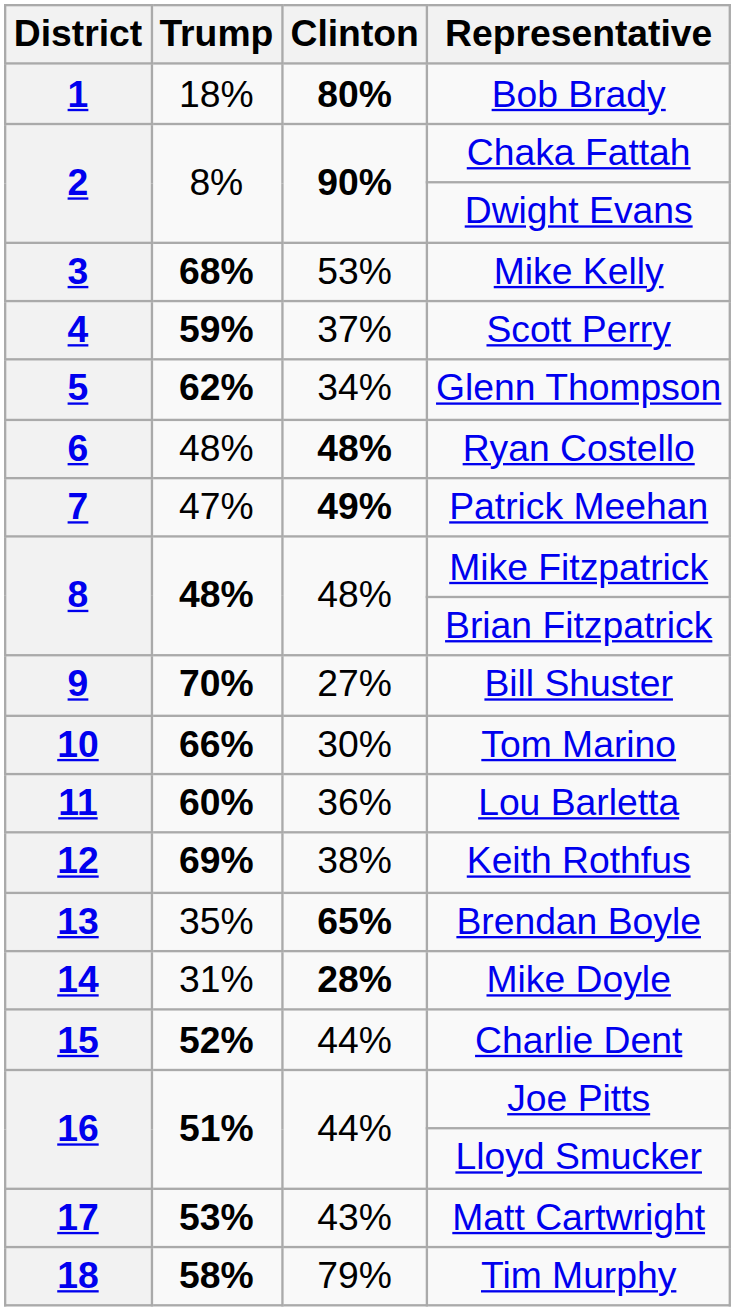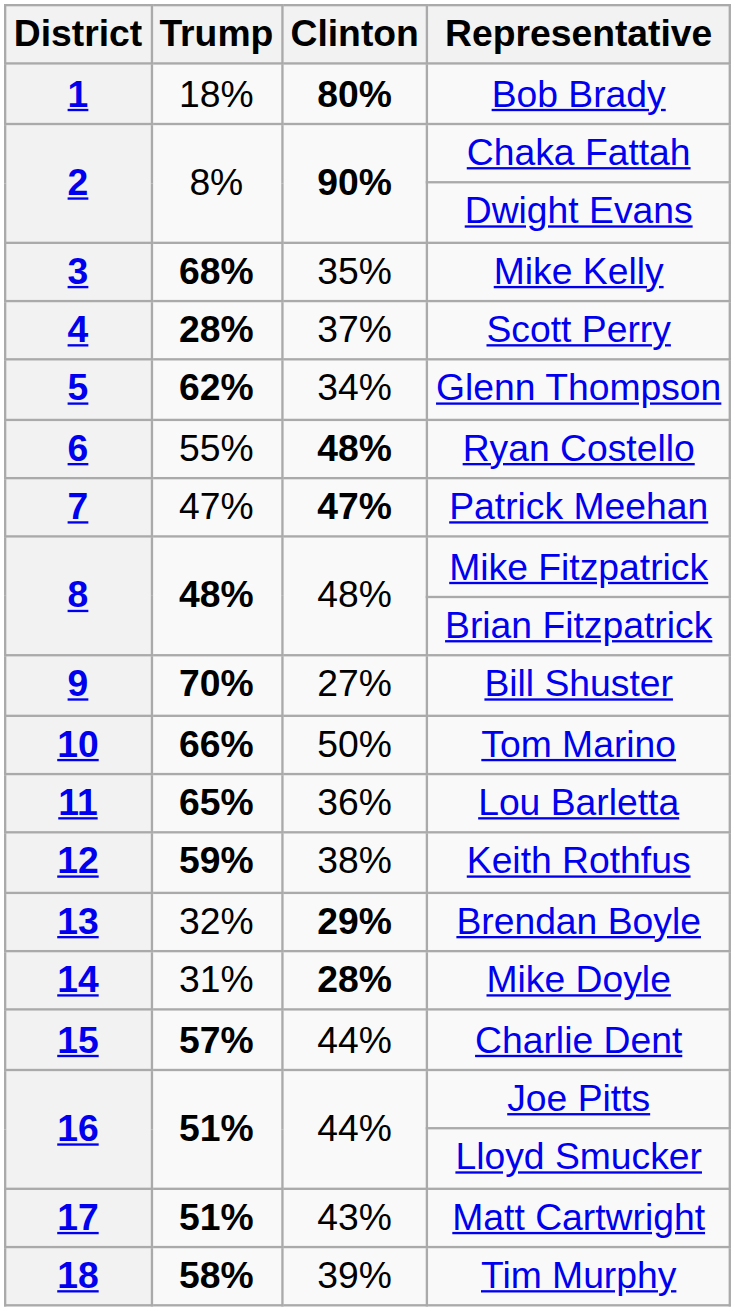(355, 270) 53% -> (355, 270) 35%
(216, 329) 59% -> (216, 329) 28%
(216, 447) 48% -> (216, 447) 55%
(355, 507) 49% -> (355, 507) 47%
(355, 743) 30% -> (355, 743) 50%
(216, 802) 60% -> (216, 802) 65%
(216, 861) 69% -> (216, 861) 59%
(216, 920) 35% -> (216, 920) 32%
(355, 920) 65% -> (355, 920) 29%
(216, 1039) 52% -> (216, 1039) 57%
(216, 1216) 53% -> (216, 1216) 51%
(355, 1275) 79% -> (355, 1275) 39%
